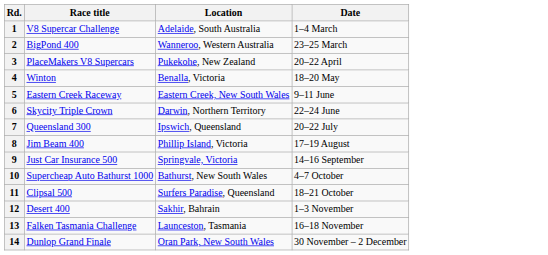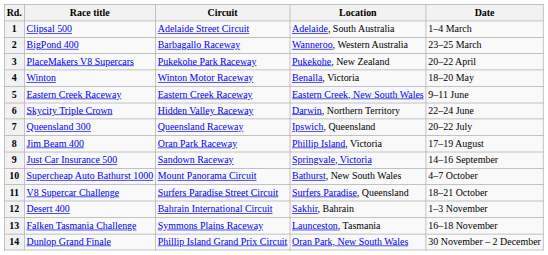+ column: (223, 13)
(73, 29) V8 Supercar Challenge -> (49, 29) Clipsal 500
(49, 193) Clipsal 500 -> (73, 193) V8 Supercar Challenge
